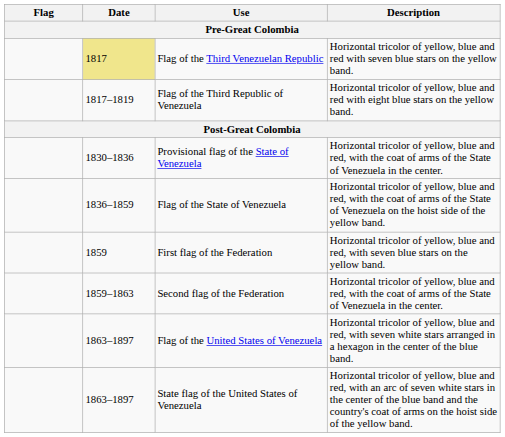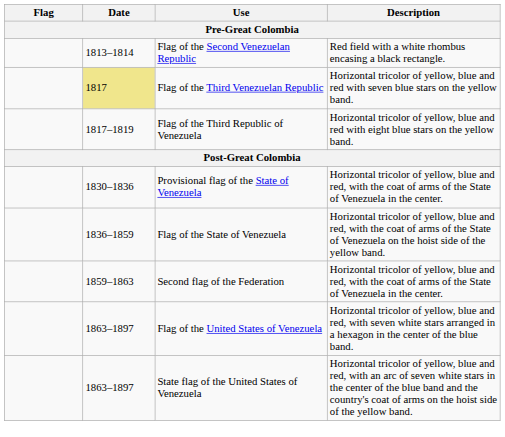+ row: (224, 53)
- row: (215, 252)
